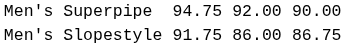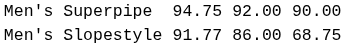(197, 35) 91.75 -> (197, 35) 91.77
(317, 35) 86.75 -> (317, 35) 68.75
